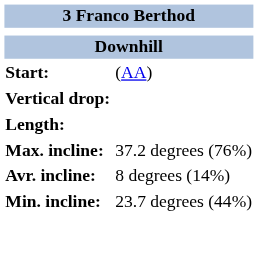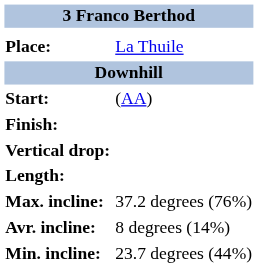+ row: (28, 47)
+ row: (32, 124)
